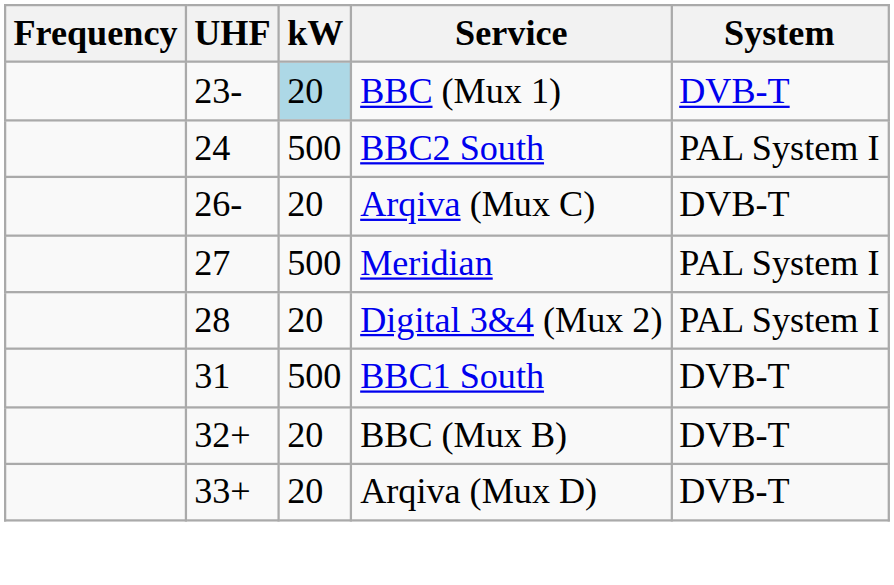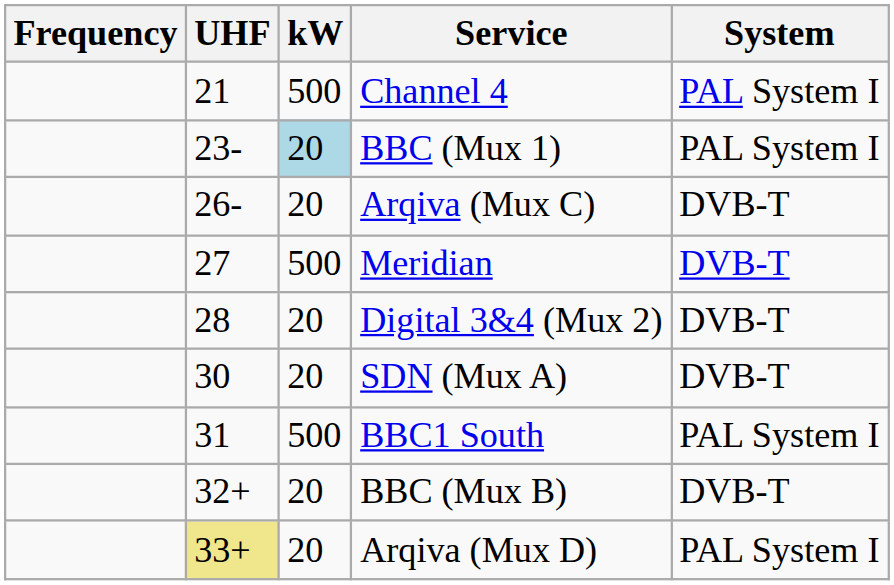+ row: (434, 90)
(734, 90) DVB-T -> (779, 147) PAL System I
- row: (452, 147)
(779, 262) PAL System I -> (734, 262) DVB-T
(779, 319) PAL System I -> (734, 319) DVB-T
+ row: (464, 377)
(734, 377) DVB-T -> (779, 434) PAL System I
(222, 491) no background -> (222, 549) khaki background
(734, 491) DVB-T -> (779, 549) PAL System I
